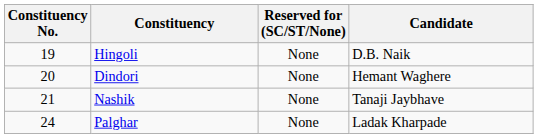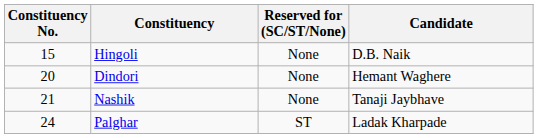(48, 54) 19 -> (48, 54) 15
(303, 122) None -> (303, 122) ST
